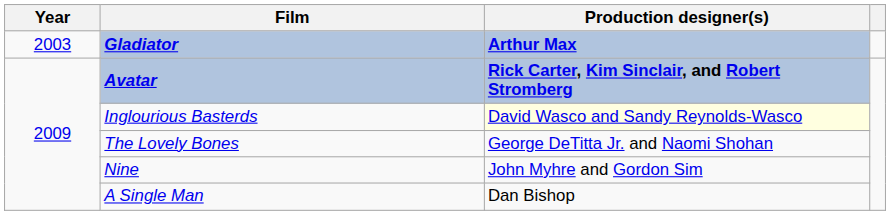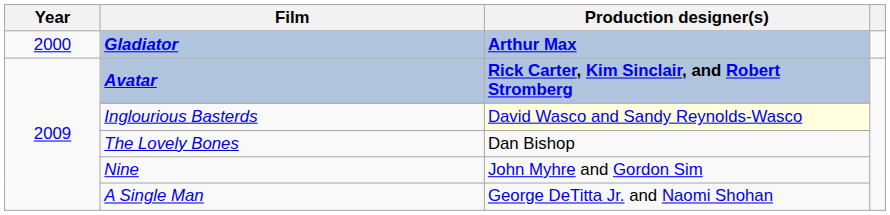(53, 44) 2003 -> (53, 44) 2000
(630, 143) George DeTitta Jr. and Naomi Shohan -> (531, 143) Dan Bishop
(531, 196) Dan Bishop -> (630, 196) George DeTitta Jr. and Naomi Shohan
